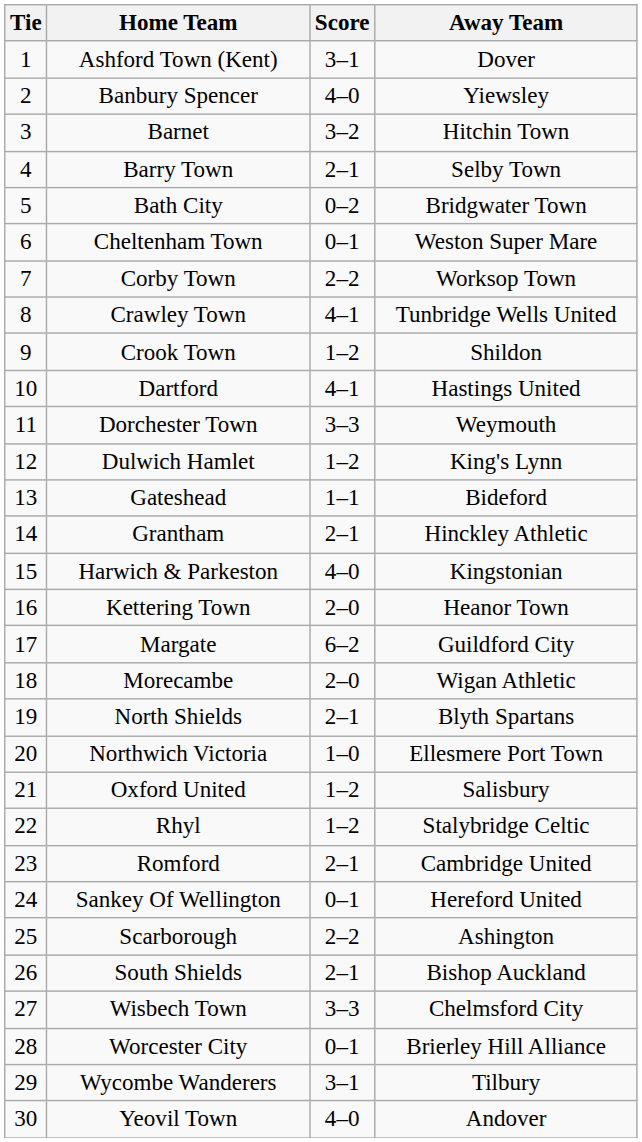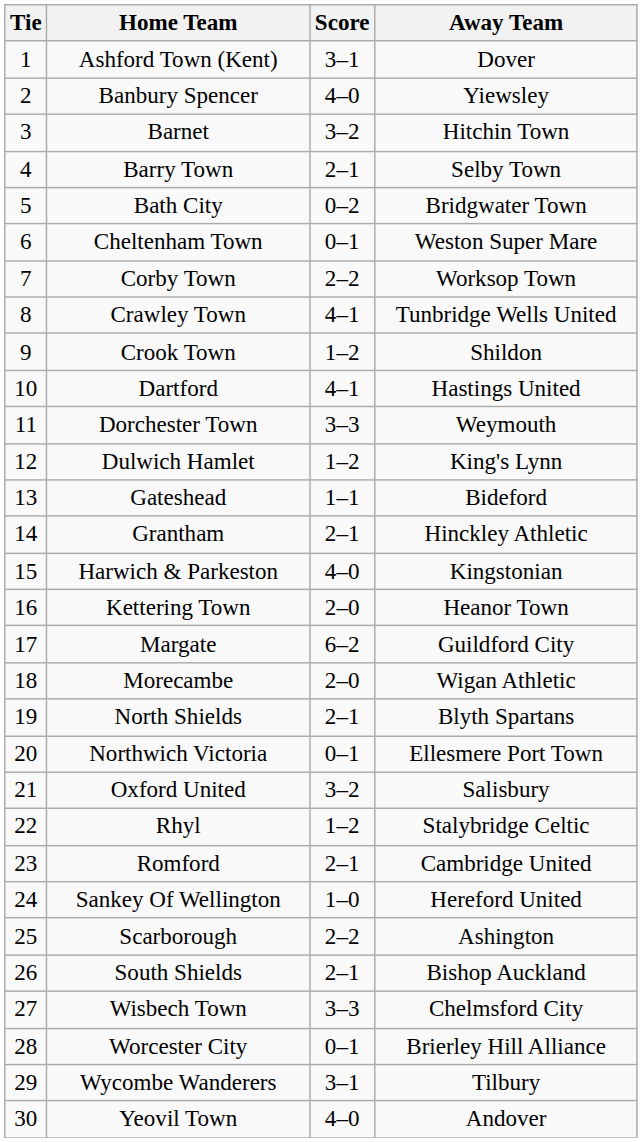(342, 753) 1–0 -> (342, 753) 0–1
(342, 790) 1–2 -> (342, 790) 3–2
(342, 899) 0–1 -> (342, 899) 1–0
